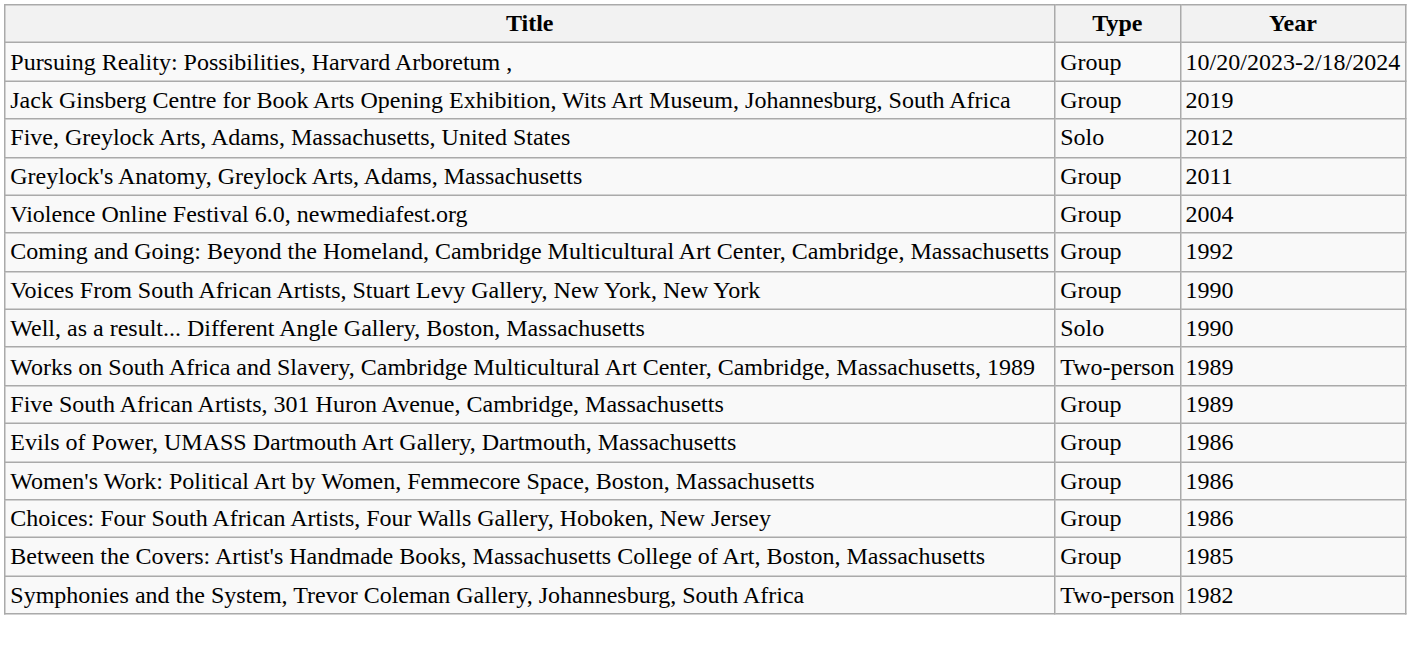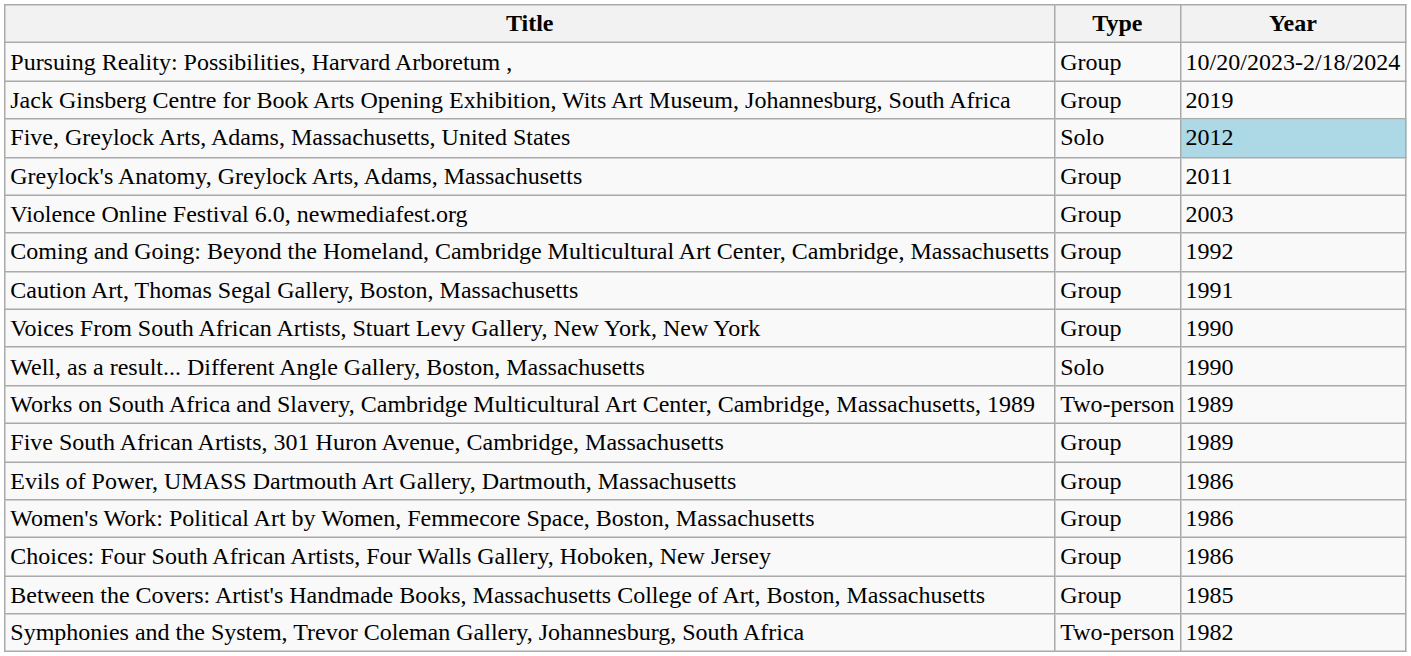(1210, 137) no background -> (1210, 137) lightblue background
(1210, 213) 2004 -> (1210, 213) 2003
+ row: (294, 289)
